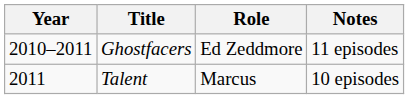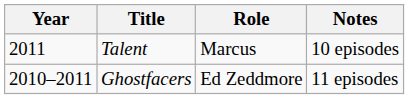rows swapped: (146, 49) <-> (124, 78)
